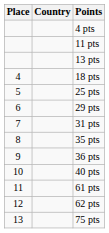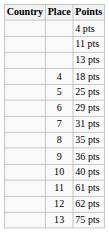columns swapped: (18, 12) <-> (52, 12)
